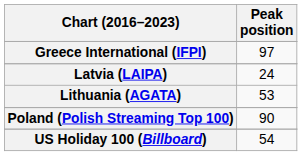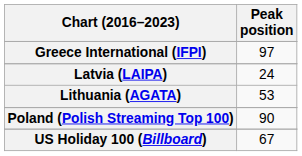(267, 140) 54 -> (267, 140) 67
